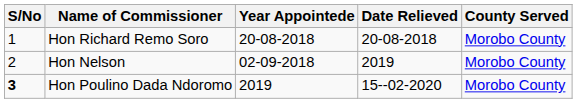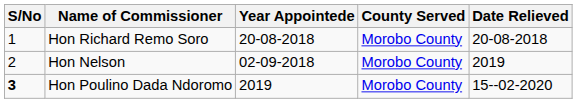columns swapped: (410, 16) <-> (517, 16)
